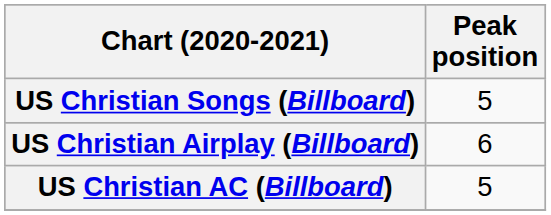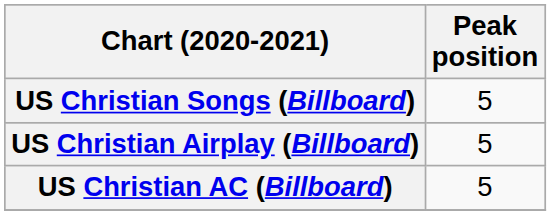(485, 143) 6 -> (485, 143) 5
